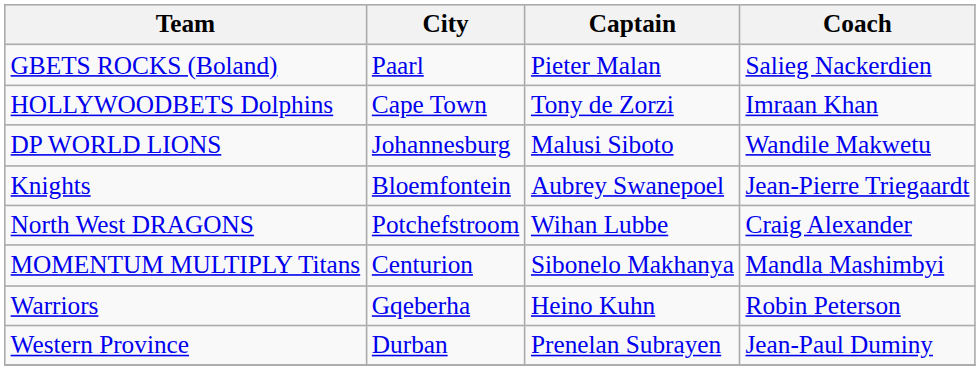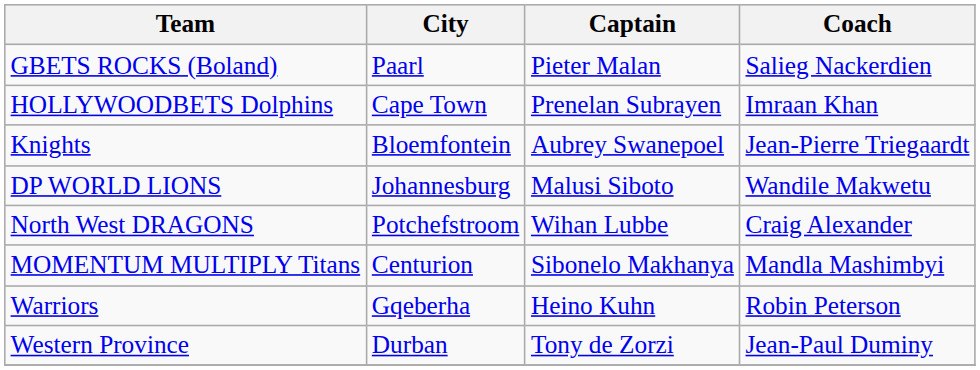(602, 104) Tony de Zorzi -> (626, 104) Prenelan Subrayen
rows swapped: (116, 144) <-> (51, 184)
(626, 345) Prenelan Subrayen -> (602, 345) Tony de Zorzi
